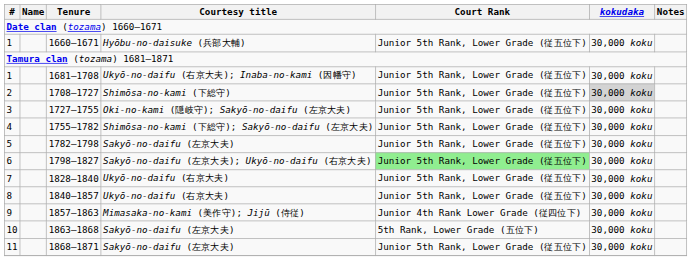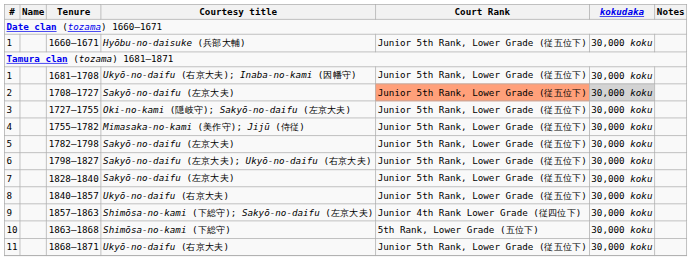(167, 92) Shimōsa-no-kami (下総守) -> (169, 92) Sakyō-no-daifu (左京大夫)
(482, 92) no background -> (482, 92) lightsalmon background
(238, 126) Shimōsa-no-kami (下総守); Sakyō-no-daifu (左京大夫) -> (204, 126) Mimasaka-no-kami (美作守); Jijū (侍従)
(482, 161) lightgreen background -> (482, 161) no background
(166, 178) Ukyō-no-daifu (右京大夫) -> (169, 178) Sakyō-no-daifu (左京大夫)
(204, 212) Mimasaka-no-kami (美作守); Jijū (侍従) -> (238, 212) Shimōsa-no-kami (下総守); Sakyō-no-daifu (左京大夫)
(169, 229) Sakyō-no-daifu (左京大夫) -> (167, 229) Shimōsa-no-kami (下総守)
(169, 247) Sakyō-no-daifu (左京大夫) -> (166, 247) Ukyō-no-daifu (右京大夫)
